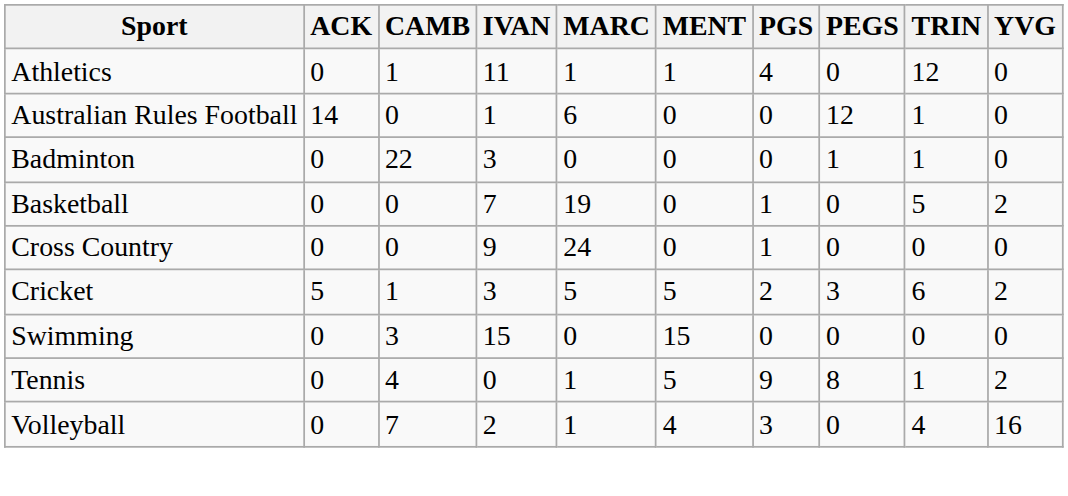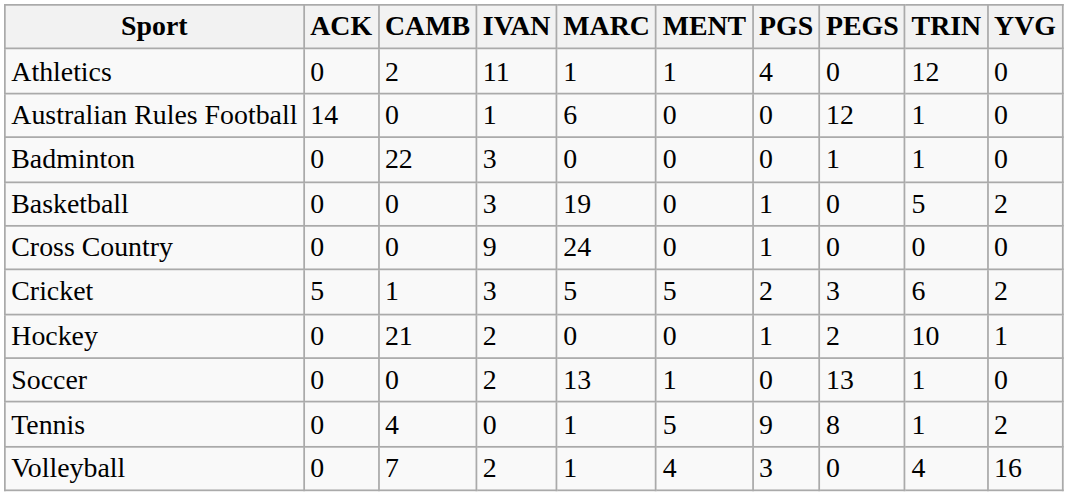(392, 70) 1 -> (392, 70) 2
(490, 203) 7 -> (490, 203) 3
+ row: (55, 335)
+ row: (49, 379)
- row: (72, 335)
